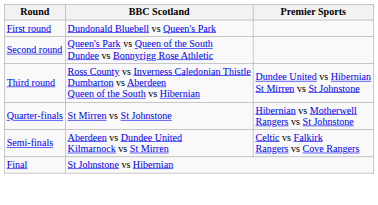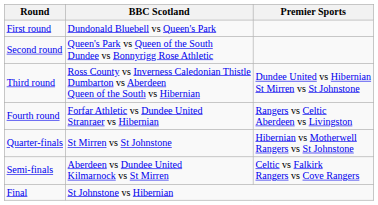+ row: (33, 116)
